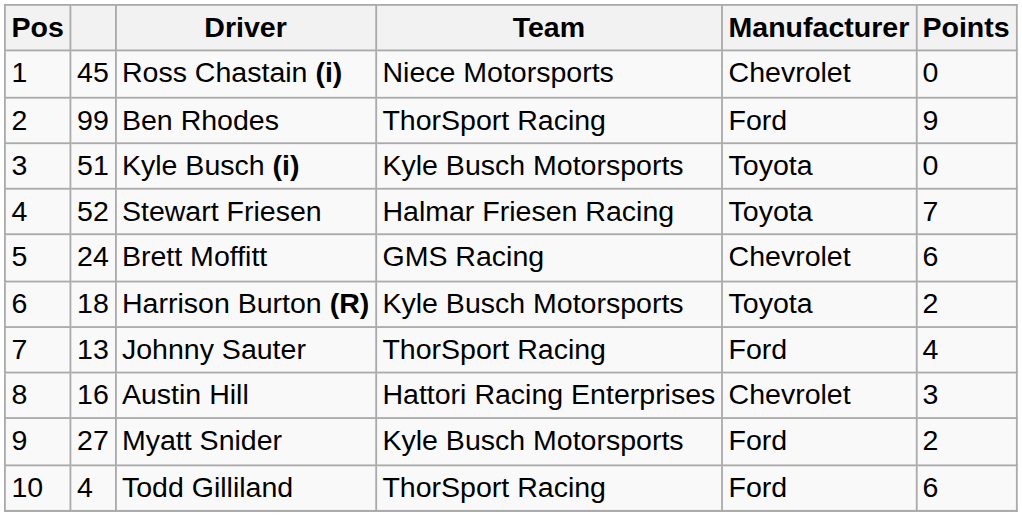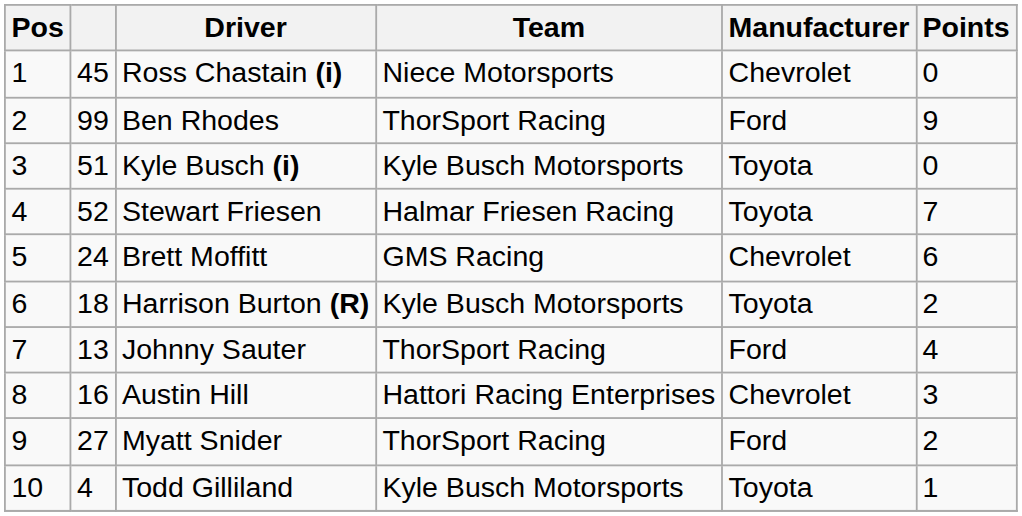(533, 440) Kyle Busch Motorsports -> (494, 440) ThorSport Racing
(494, 486) ThorSport Racing -> (533, 486) Kyle Busch Motorsports
(758, 486) Ford -> (771, 486) Toyota
(930, 486) 6 -> (930, 486) 1
